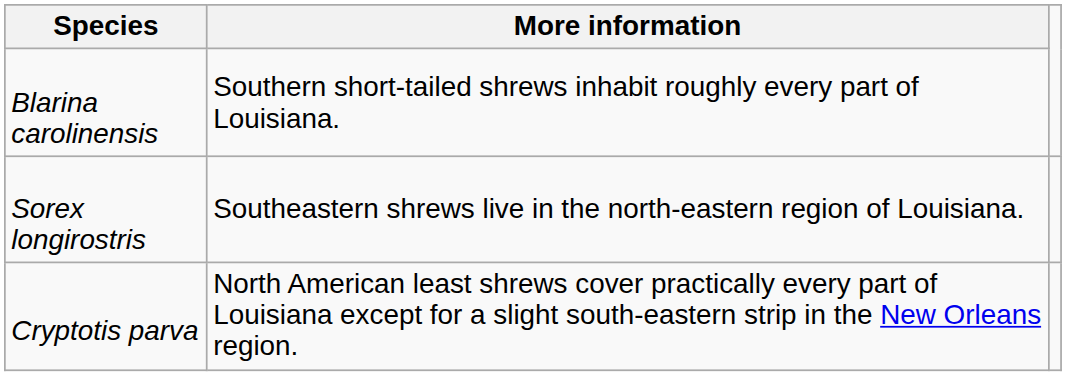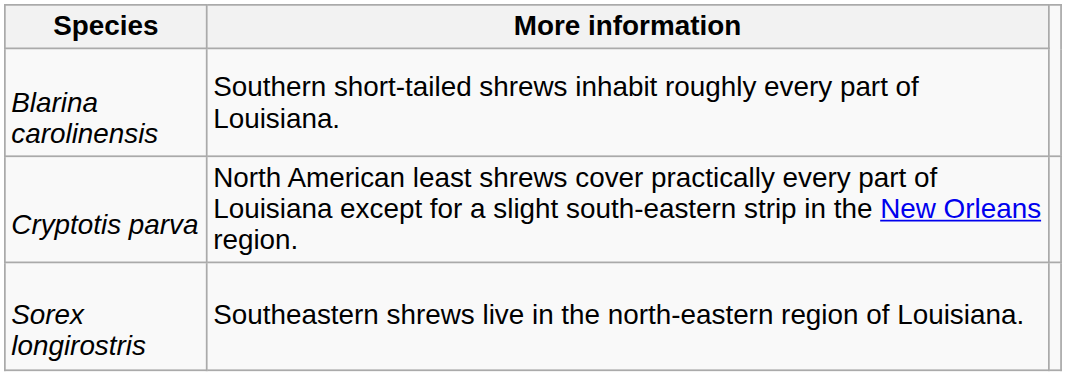rows swapped: (79, 224) <-> (105, 331)
